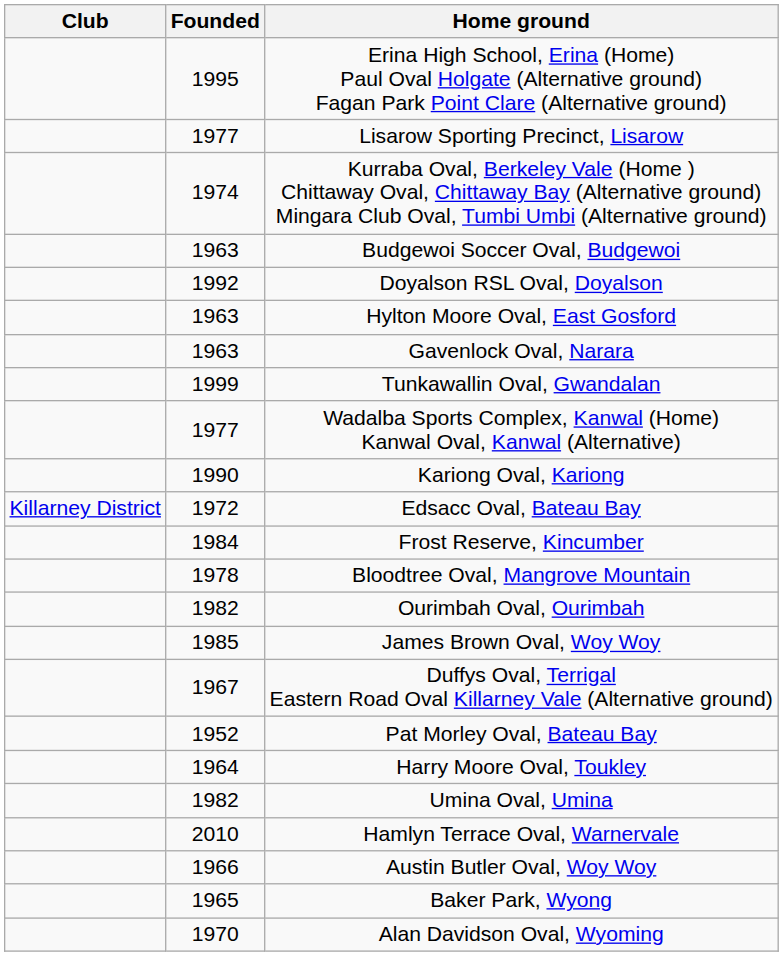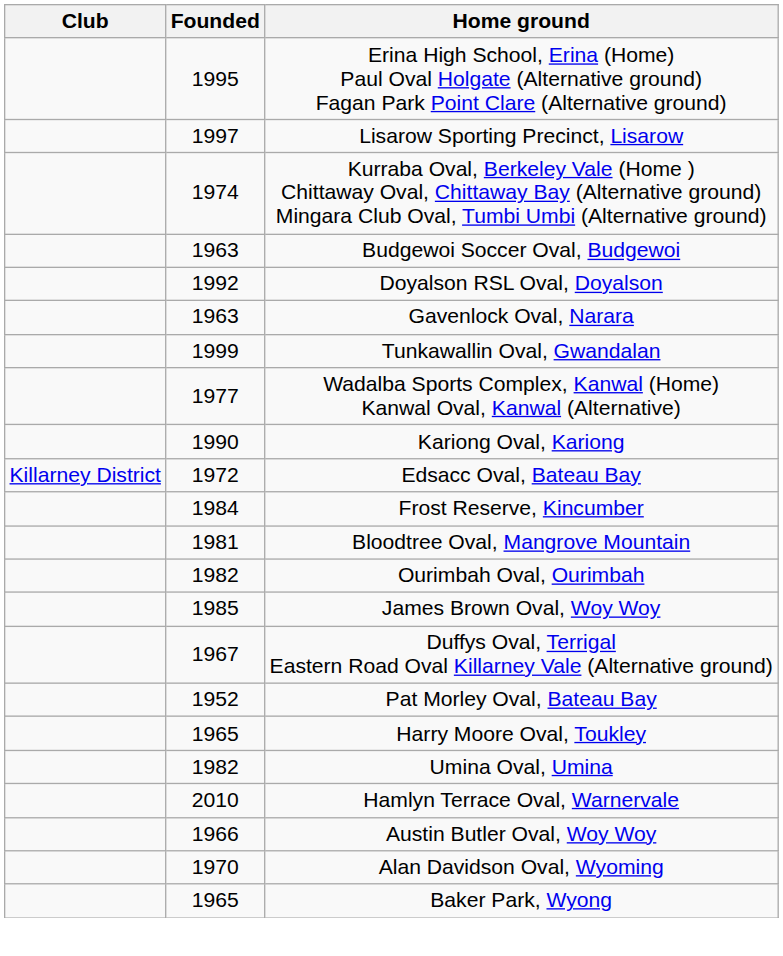(215, 135) 1977 -> (215, 135) 1997
- row: (521, 317)
(215, 575) 1978 -> (215, 541) 1981
(215, 766) 1964 -> (215, 733) 1965
rows swapped: (521, 934) <-> (521, 900)
